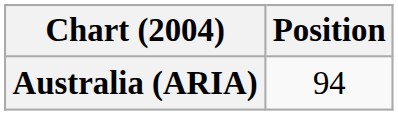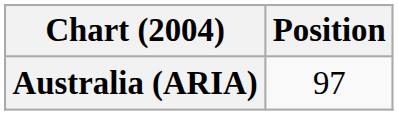(329, 82) 94 -> (329, 82) 97
